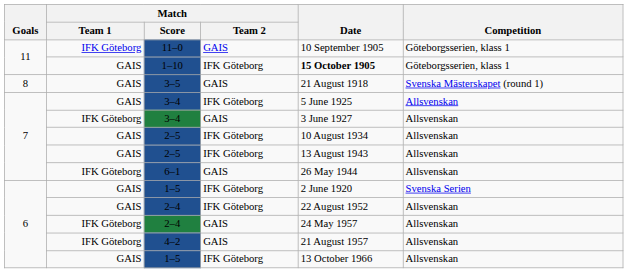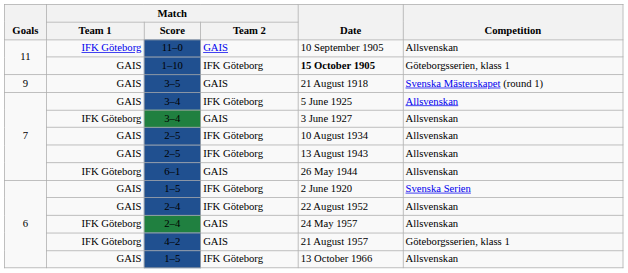(458, 48) Göteborgsserien, klass 1 -> (432, 48) Allsvenskan
(25, 83) 8 -> (25, 83) 9
(432, 242) Allsvenskan -> (458, 242) Göteborgsserien, klass 1
